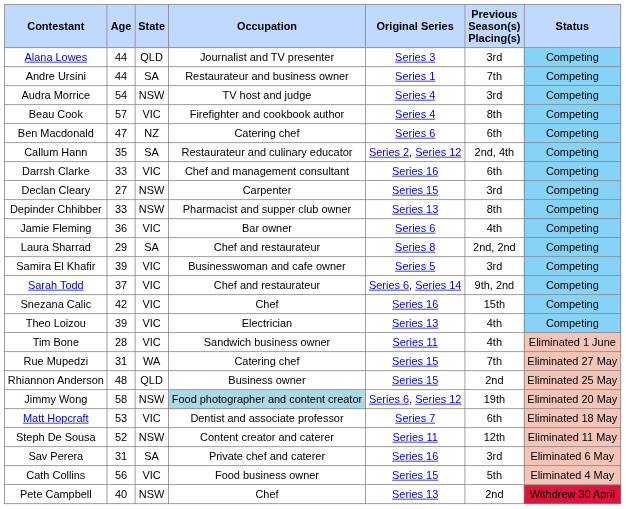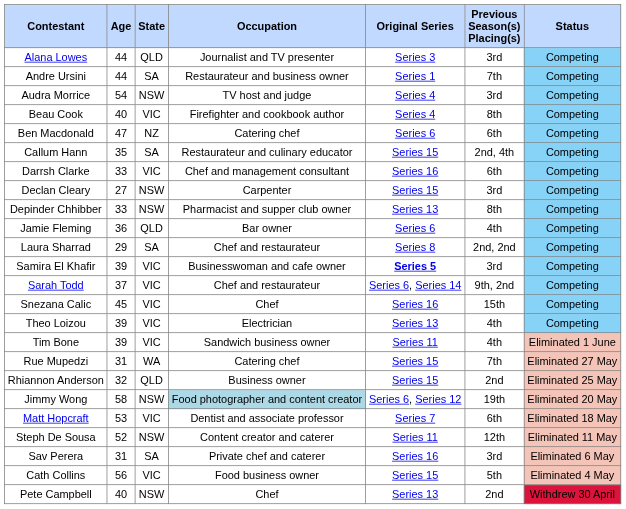(121, 114) 57 -> (121, 114) 40
(415, 152) Series 2, Series 12 -> (415, 152) Series 15
(152, 228) VIC -> (152, 228) QLD
(415, 266) normal -> (415, 266) bold
(121, 304) 42 -> (121, 304) 45
(121, 342) 28 -> (121, 342) 39
(121, 380) 48 -> (121, 380) 32
